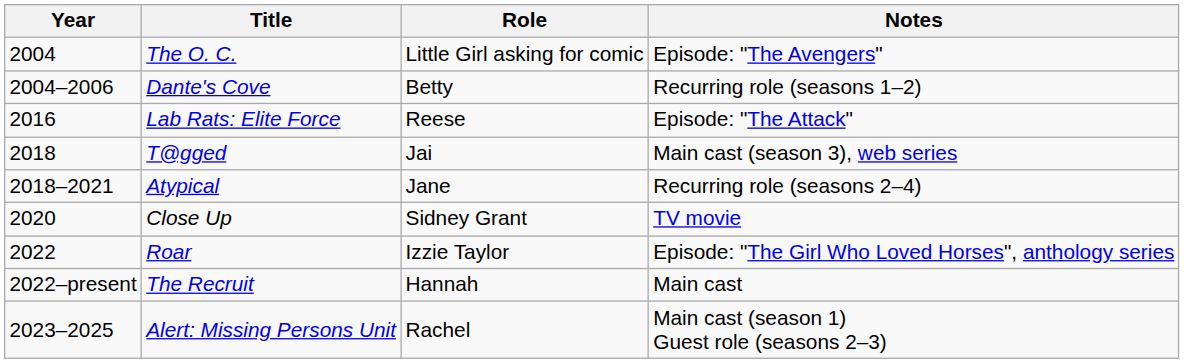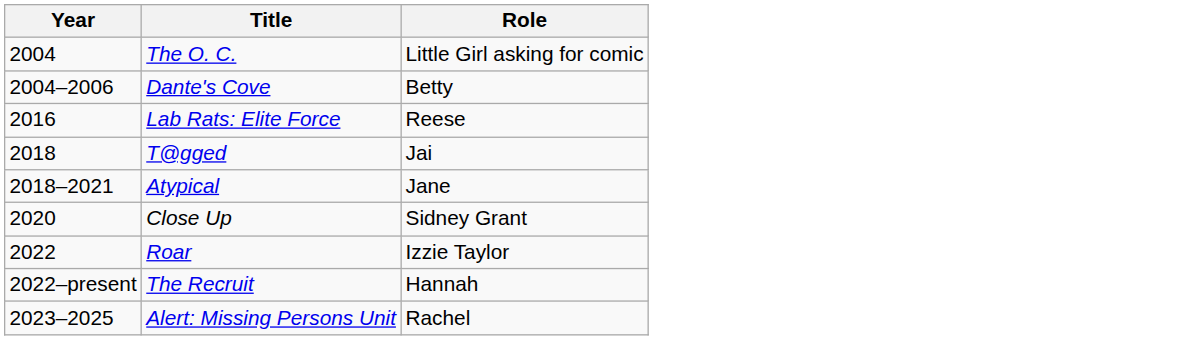- column: (914, 20)
